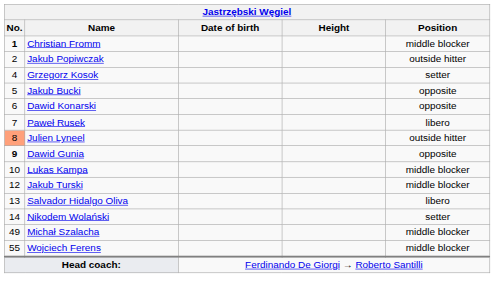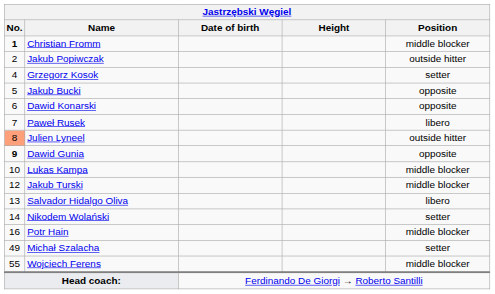+ row: (48, 232)
(438, 232) middle blocker -> (438, 248) setter
